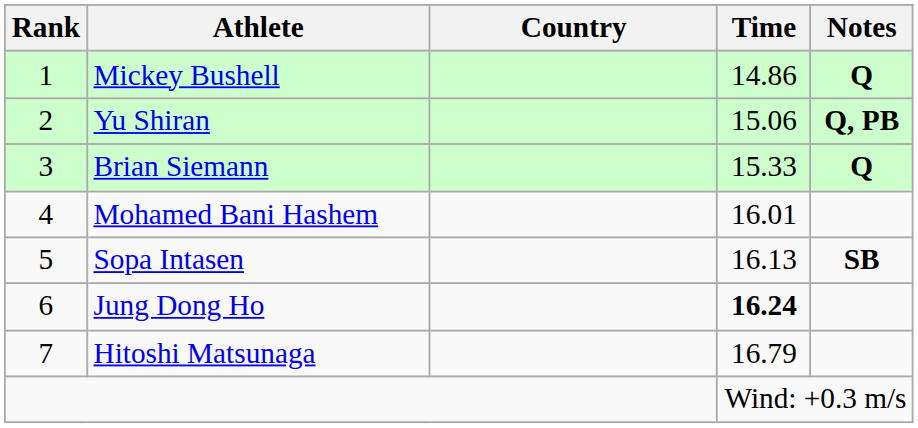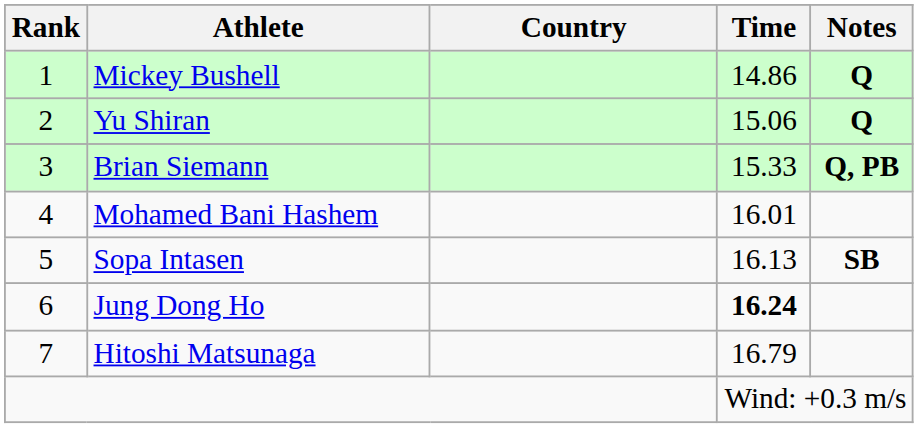(862, 120) Q, PB -> (862, 120) Q
(862, 167) Q -> (862, 167) Q, PB
